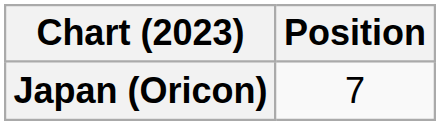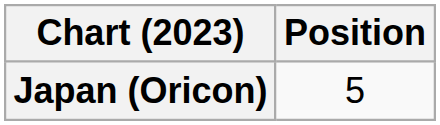(355, 90) 7 -> (355, 90) 5
